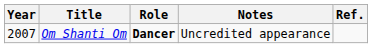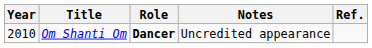(22, 33) 2007 -> (22, 33) 2010
